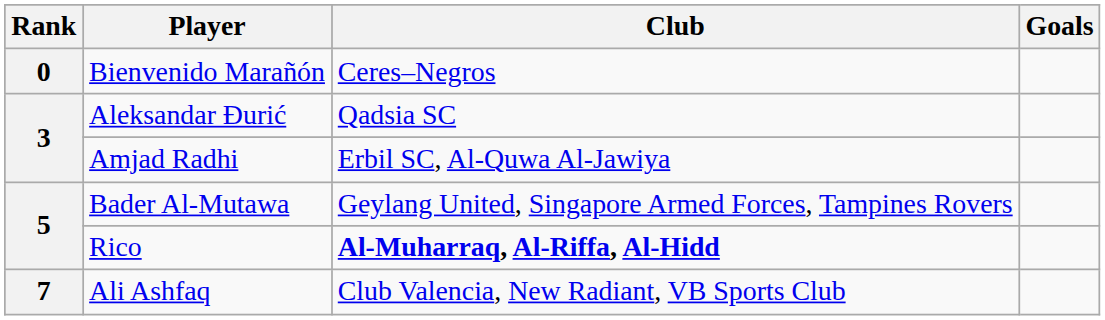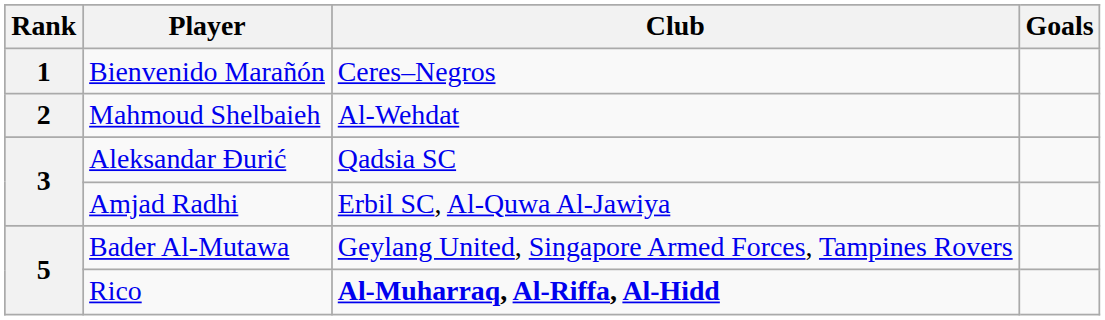(44, 70) 0 -> (44, 70) 1
+ row: (205, 114)
- row: (150, 291)
